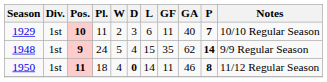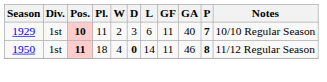- row: (24, 49)
